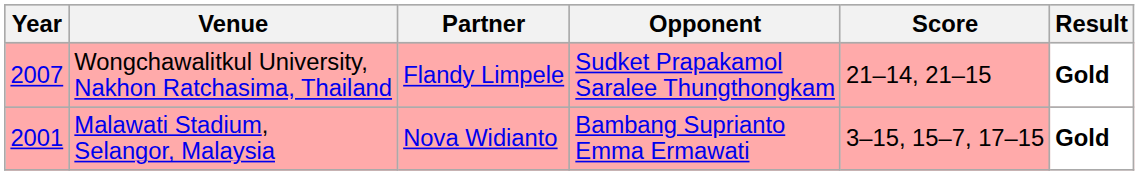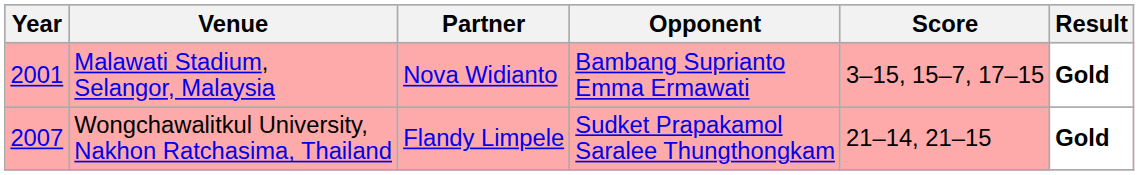rows swapped: (175, 139) <-> (233, 75)
